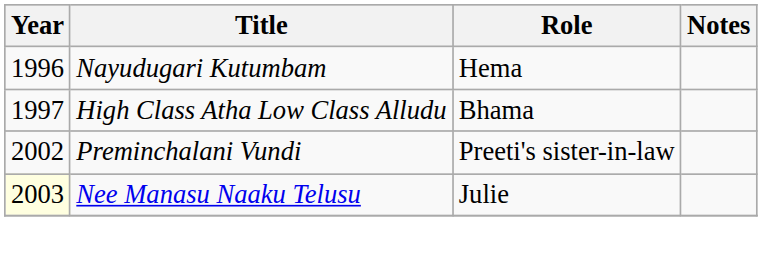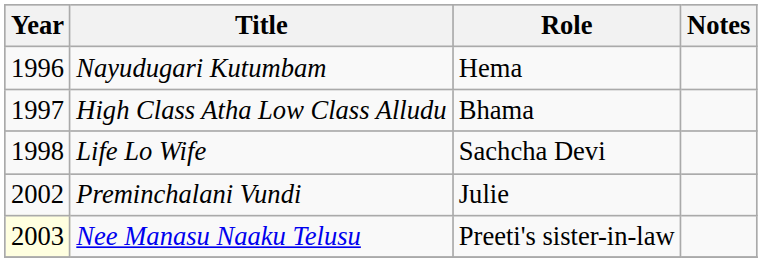+ row: (141, 151)
(567, 151) Preeti's sister-in-law -> (484, 194) Julie
(484, 194) Julie -> (567, 236) Preeti's sister-in-law
